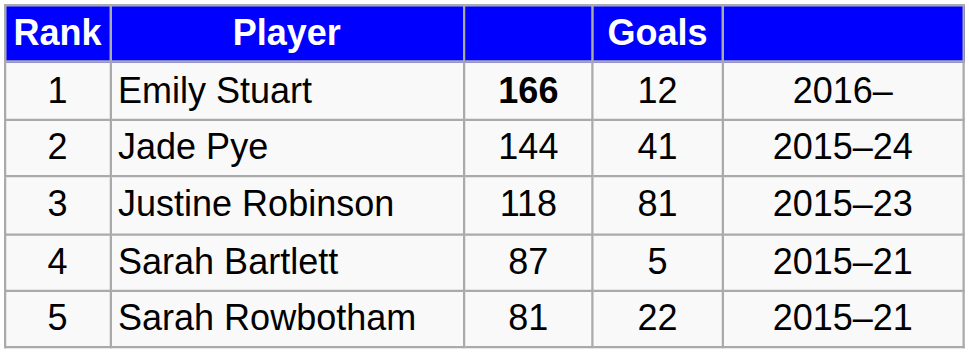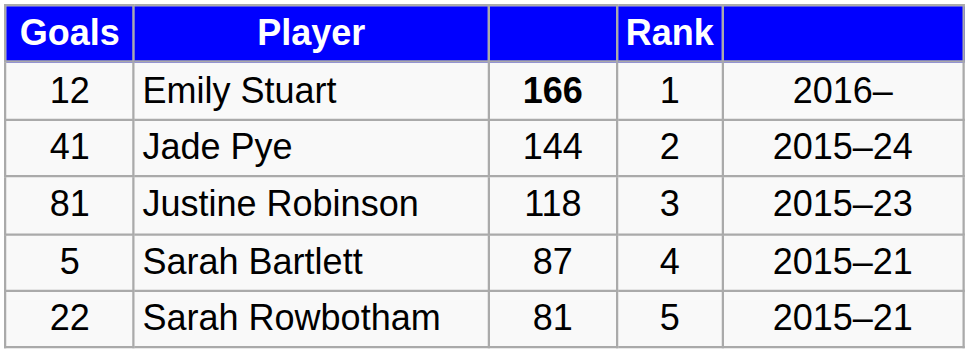columns swapped: (57, 33) <-> (657, 33)
